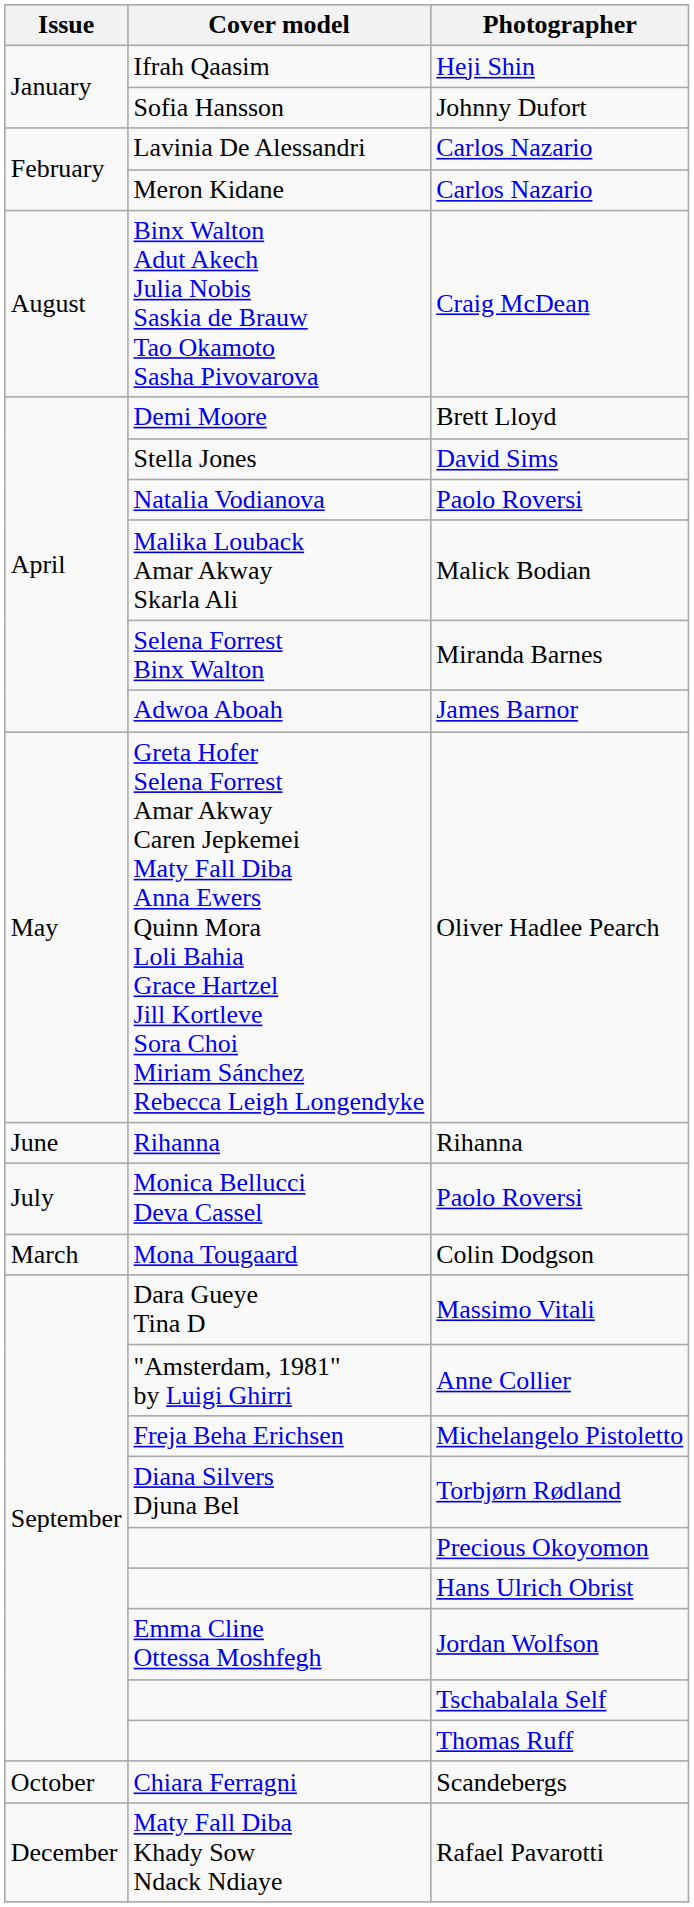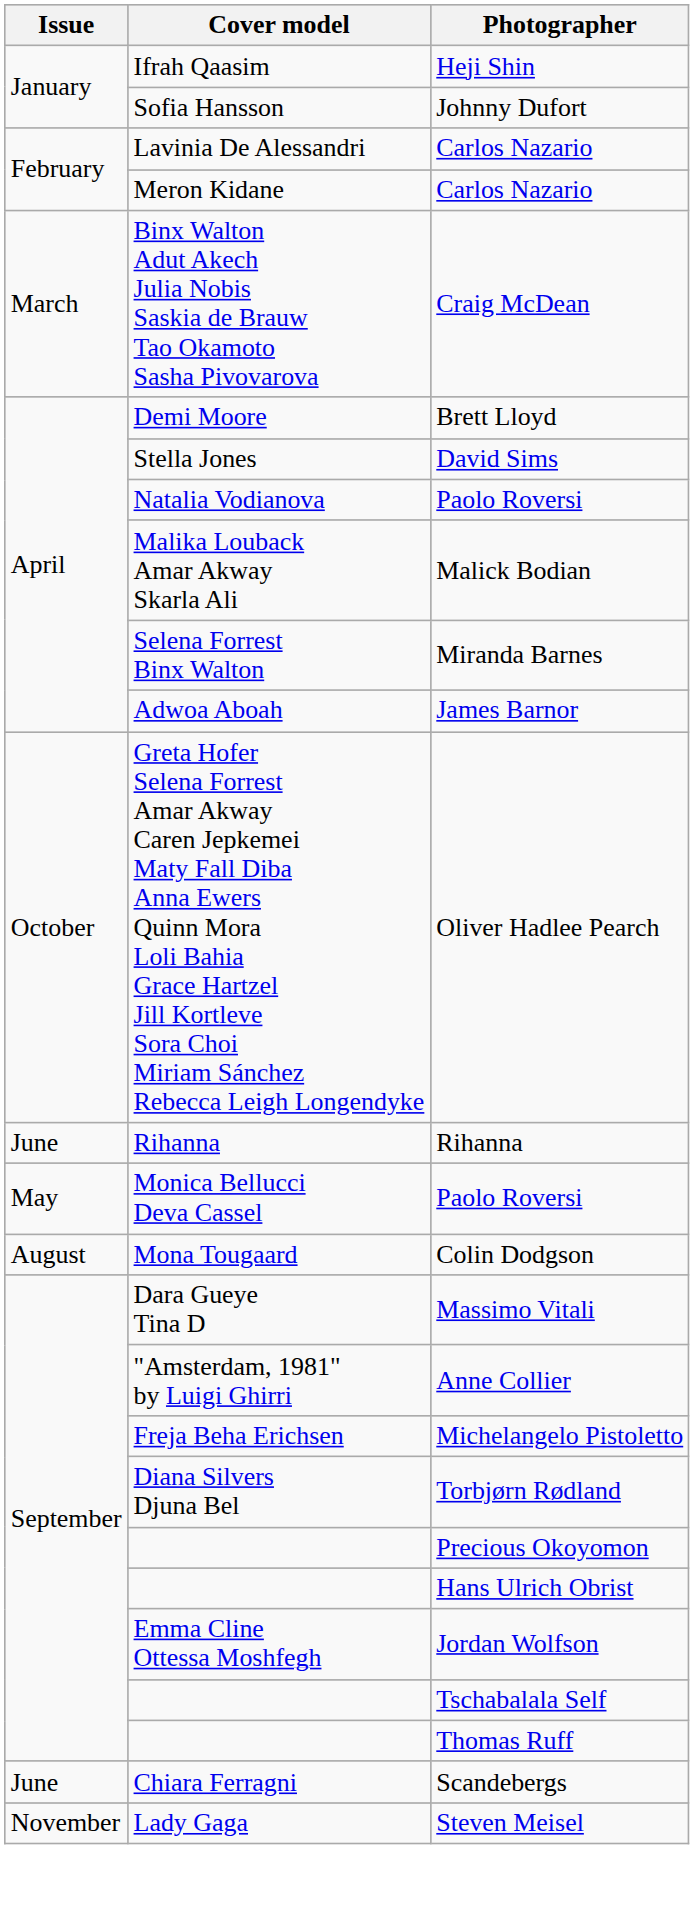(48, 303) August -> (45, 303) March
(35, 926) May -> (53, 926) October
(32, 1198) July -> (35, 1198) May
(45, 1254) March -> (48, 1254) August
(53, 1781) October -> (35, 1781) June
+ row: (191, 1822)
- row: (213, 1852)
